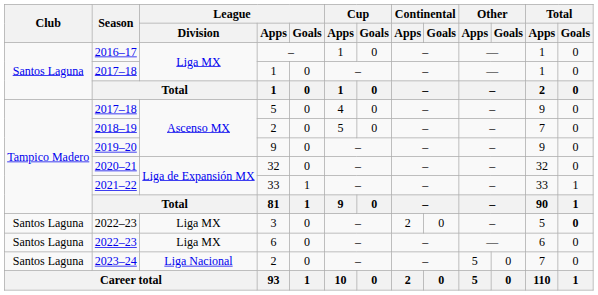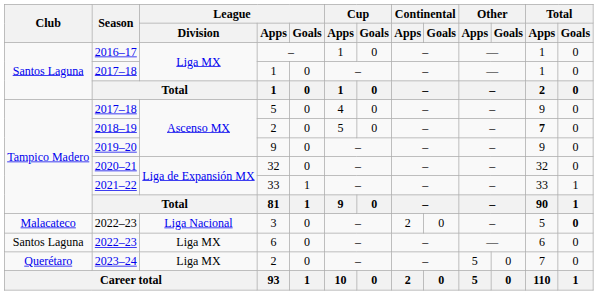(542, 128) normal -> (542, 128) bold
(48, 223) Santos Laguna -> (48, 223) Malacateco
(198, 223) Liga MX -> (198, 223) Liga Nacional
(48, 261) Santos Laguna -> (48, 261) Querétaro
(198, 261) Liga Nacional -> (198, 261) Liga MX
